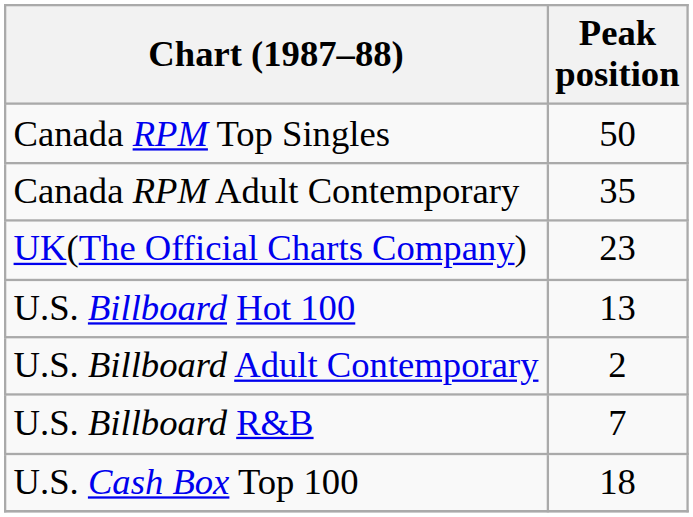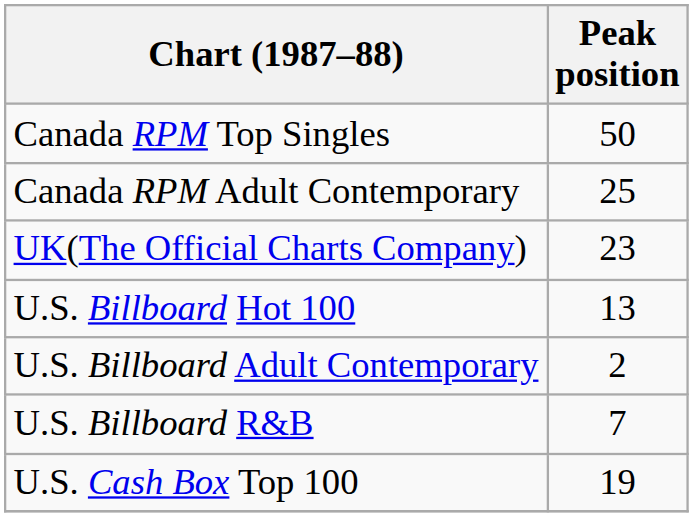(617, 190) 35 -> (617, 190) 25
(617, 481) 18 -> (617, 481) 19
